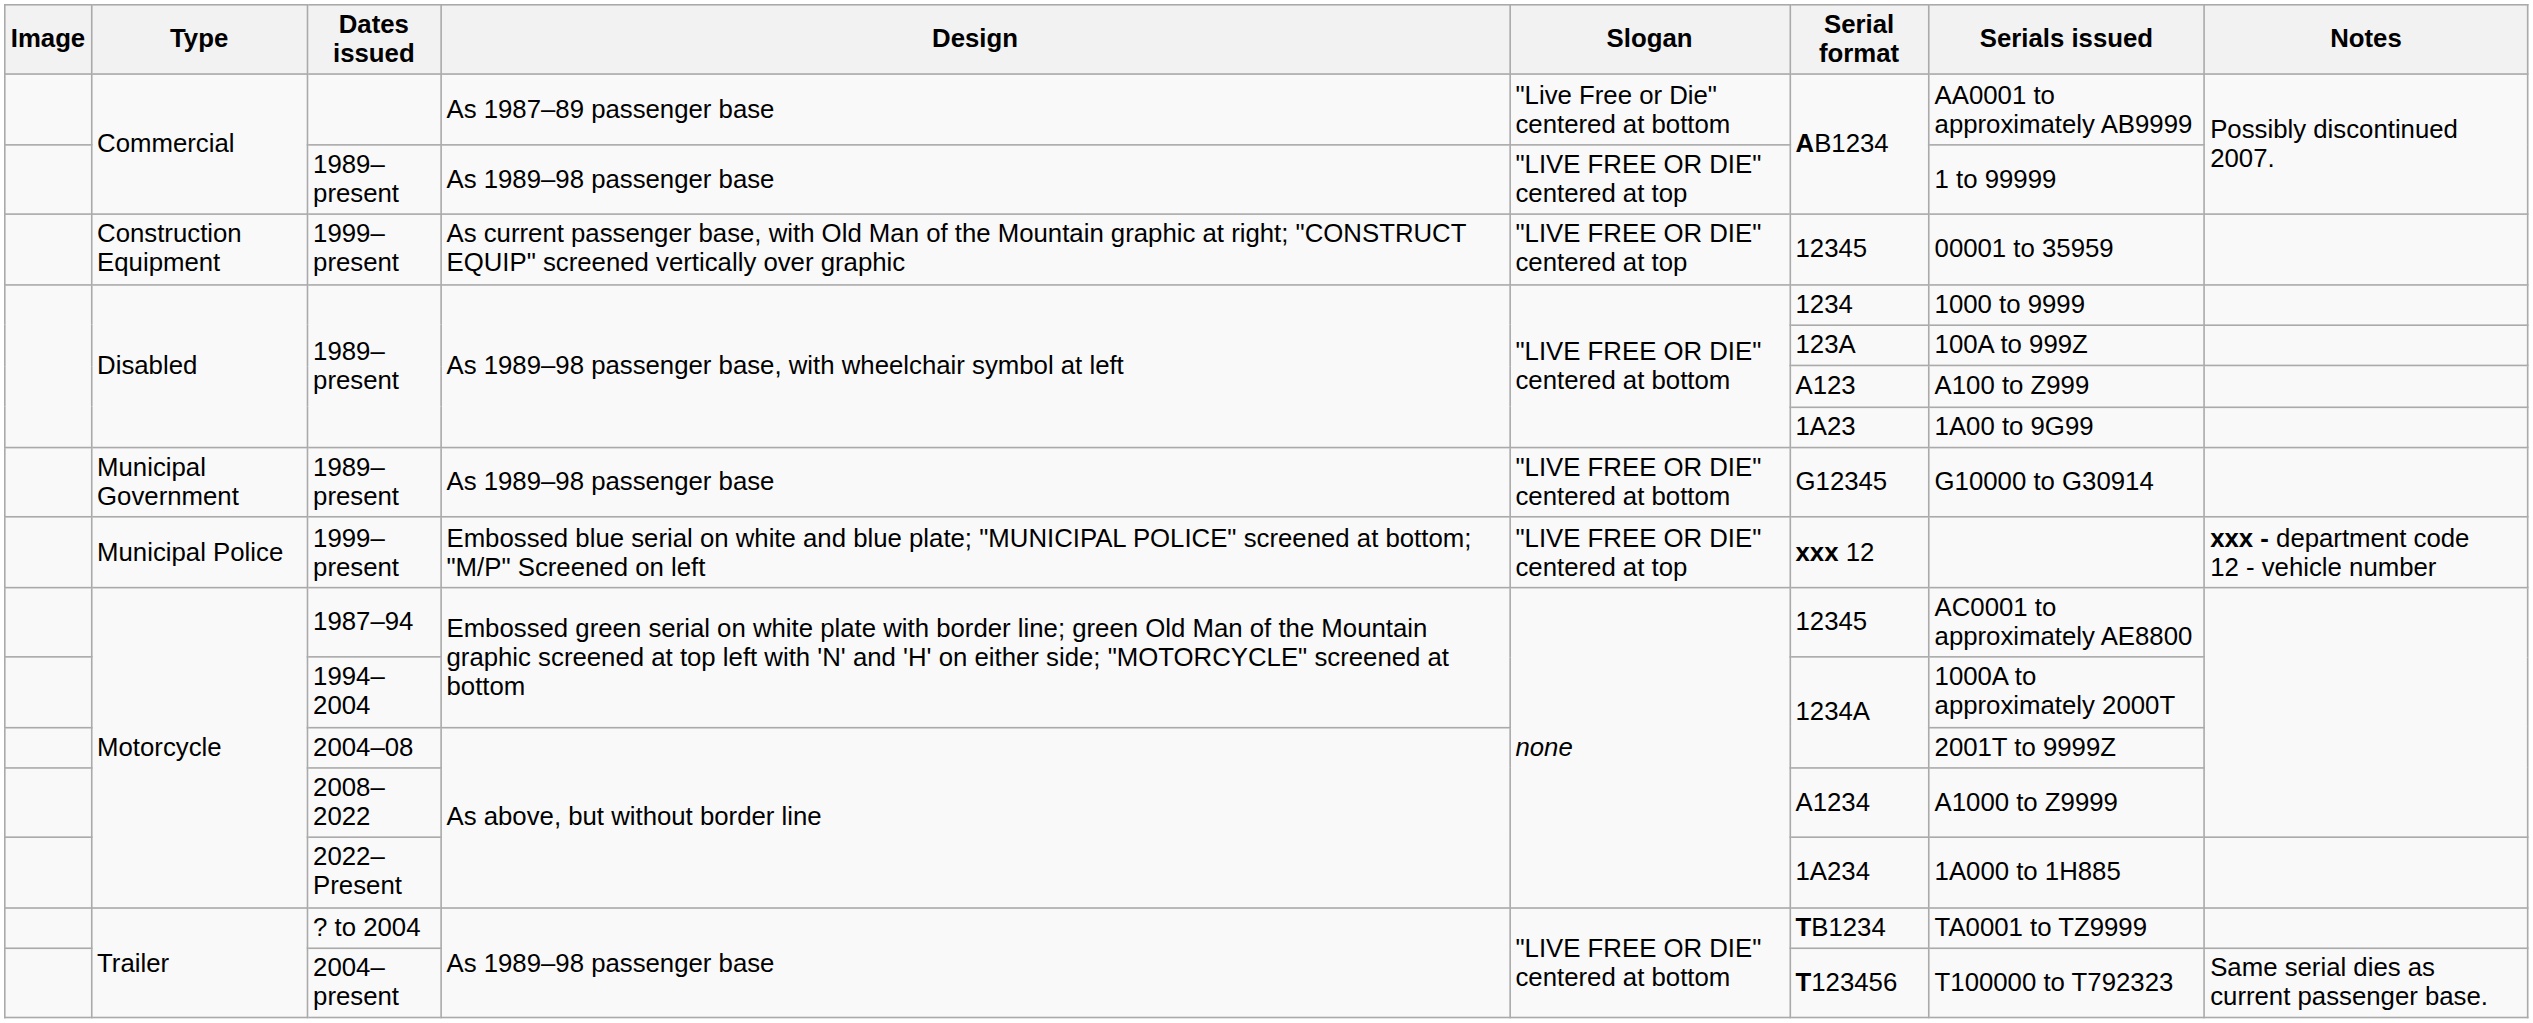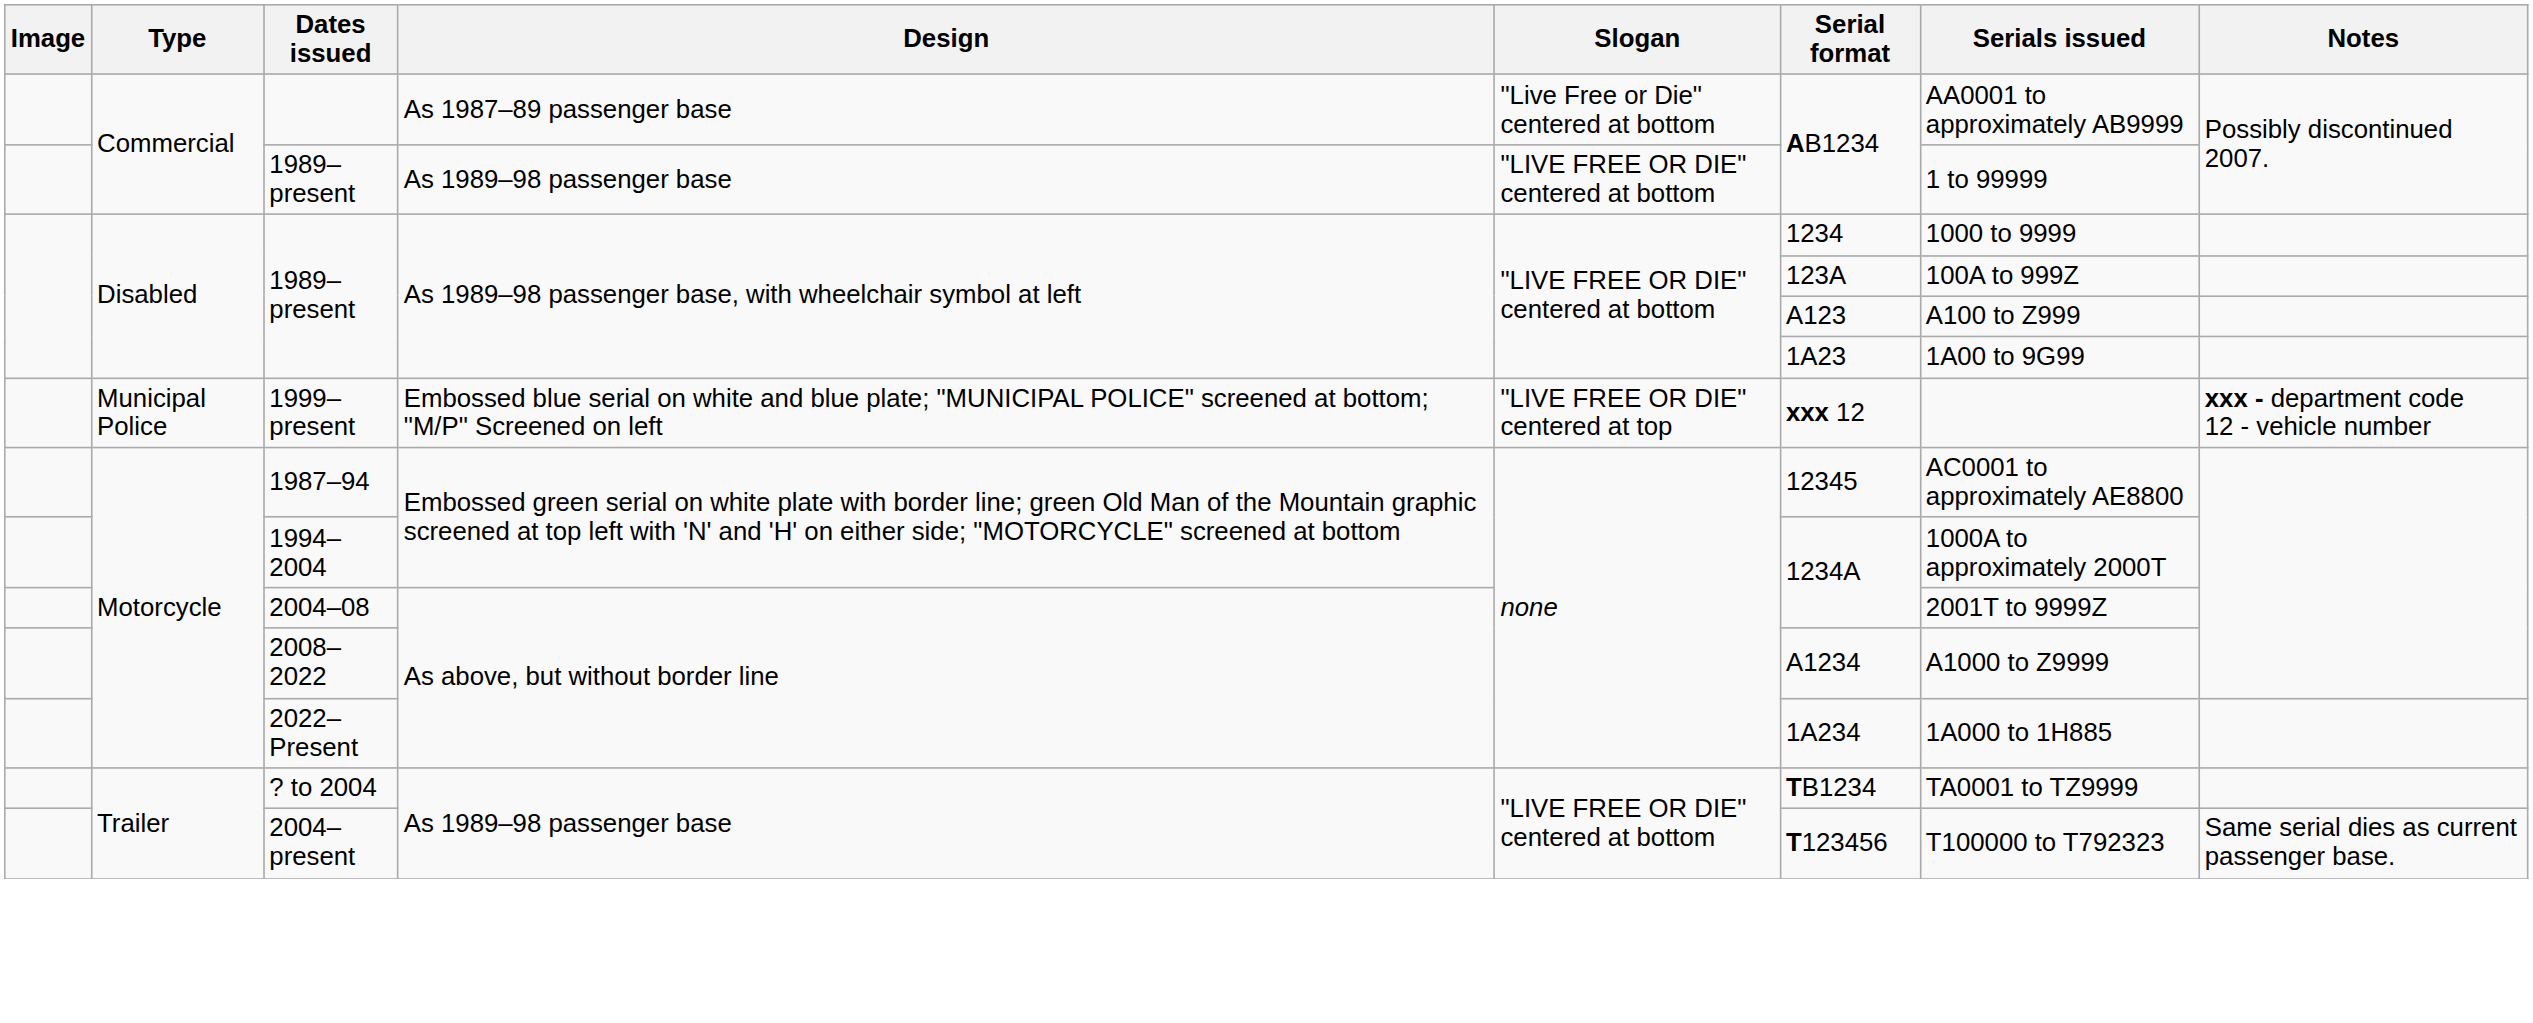(1638, 179) "LIVE FREE OR DIE" centered at top -> (1623, 179) "LIVE FREE OR DIE" centered at bottom
- row: (169, 248)
- row: (168, 482)
